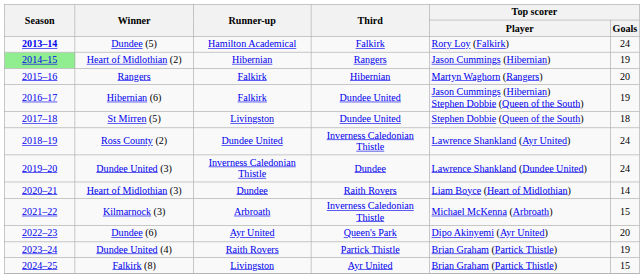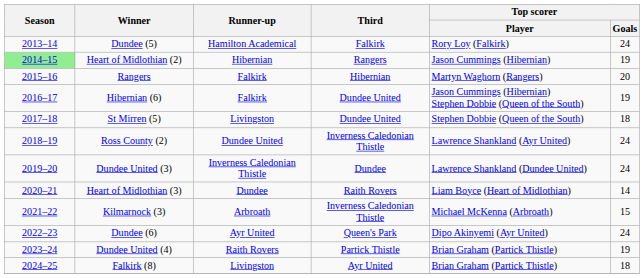(40, 44) bold -> (40, 44) normal
(625, 233) 20 -> (625, 233) 24
(625, 265) 15 -> (625, 265) 18
